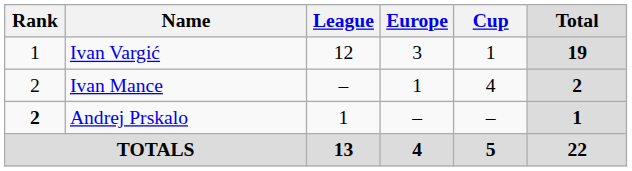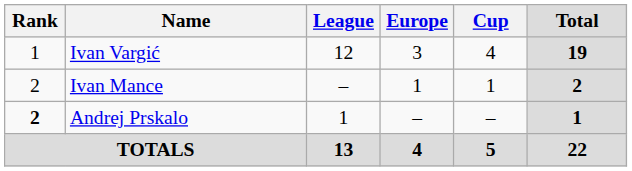(491, 53) 1 -> (491, 53) 4
(491, 85) 4 -> (491, 85) 1
